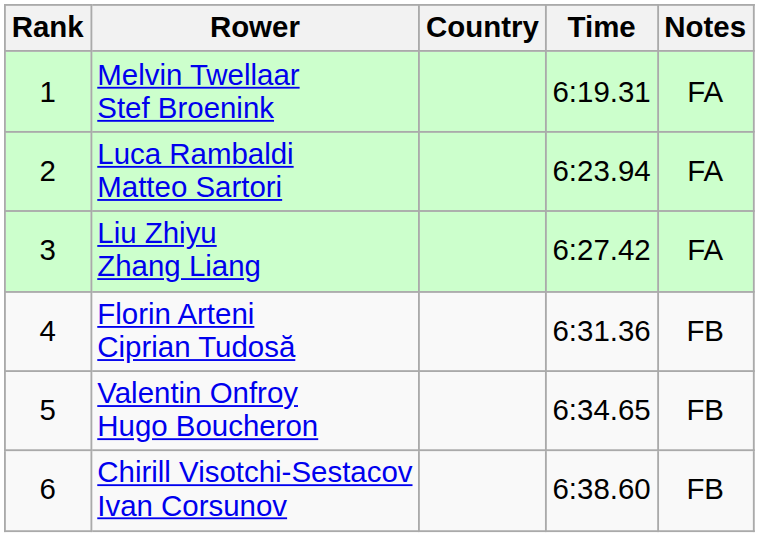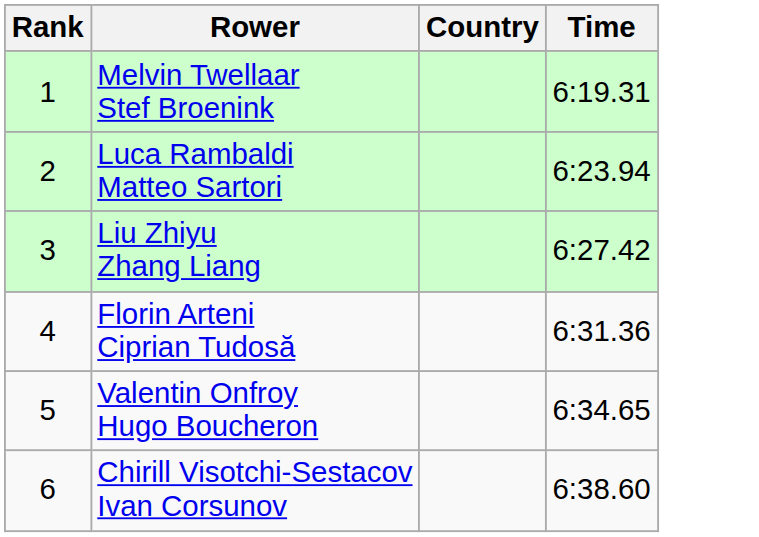- column: (705, 27)
